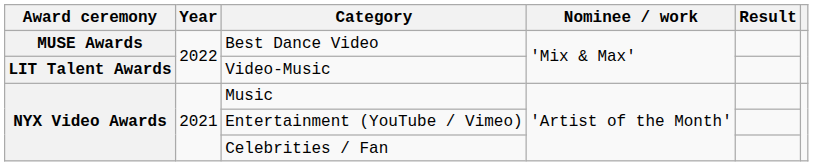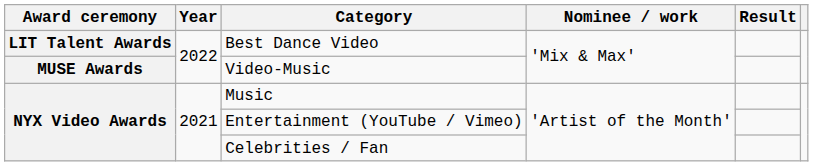(90, 44) MUSE Awards -> (90, 44) LIT Talent Awards
(90, 70) LIT Talent Awards -> (90, 70) MUSE Awards
